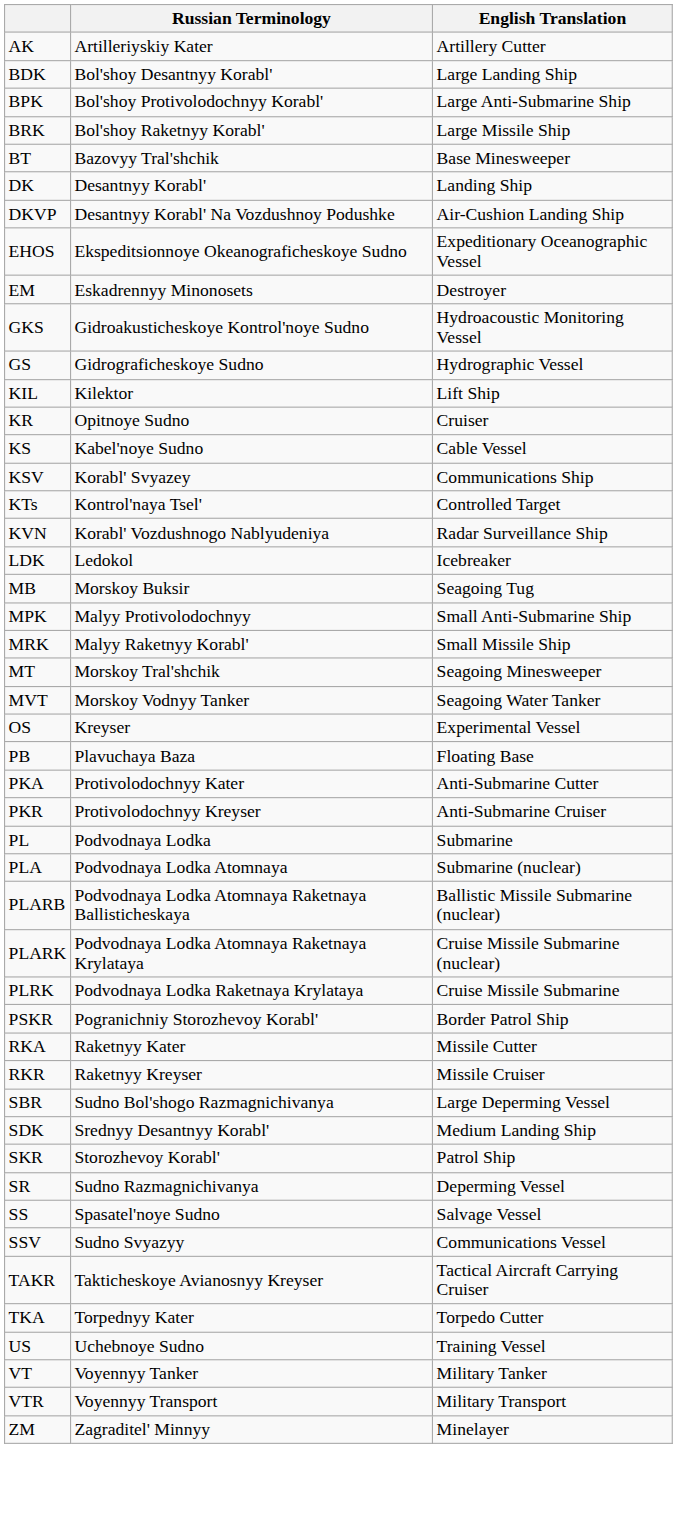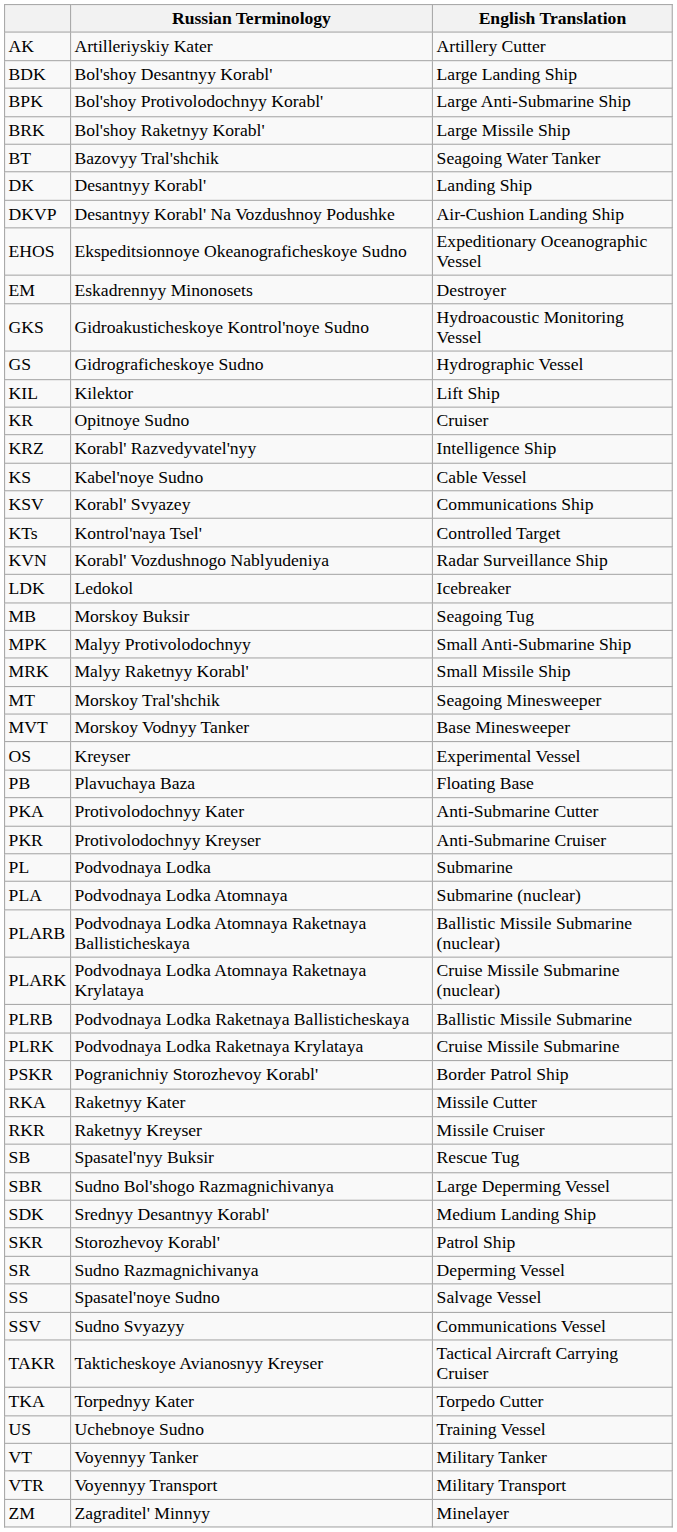(503, 158) Base Minesweeper -> (519, 158) Seagoing Water Tanker
+ row: (26, 448)
(519, 700) Seagoing Water Tanker -> (503, 727) Base Minesweeper
+ row: (31, 1018)
+ row: (19, 1158)
